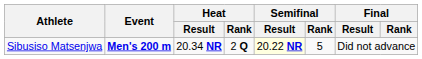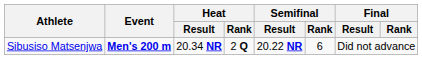(280, 46) lightyellow background -> (280, 46) no background
(320, 46) 5 -> (320, 46) 6
